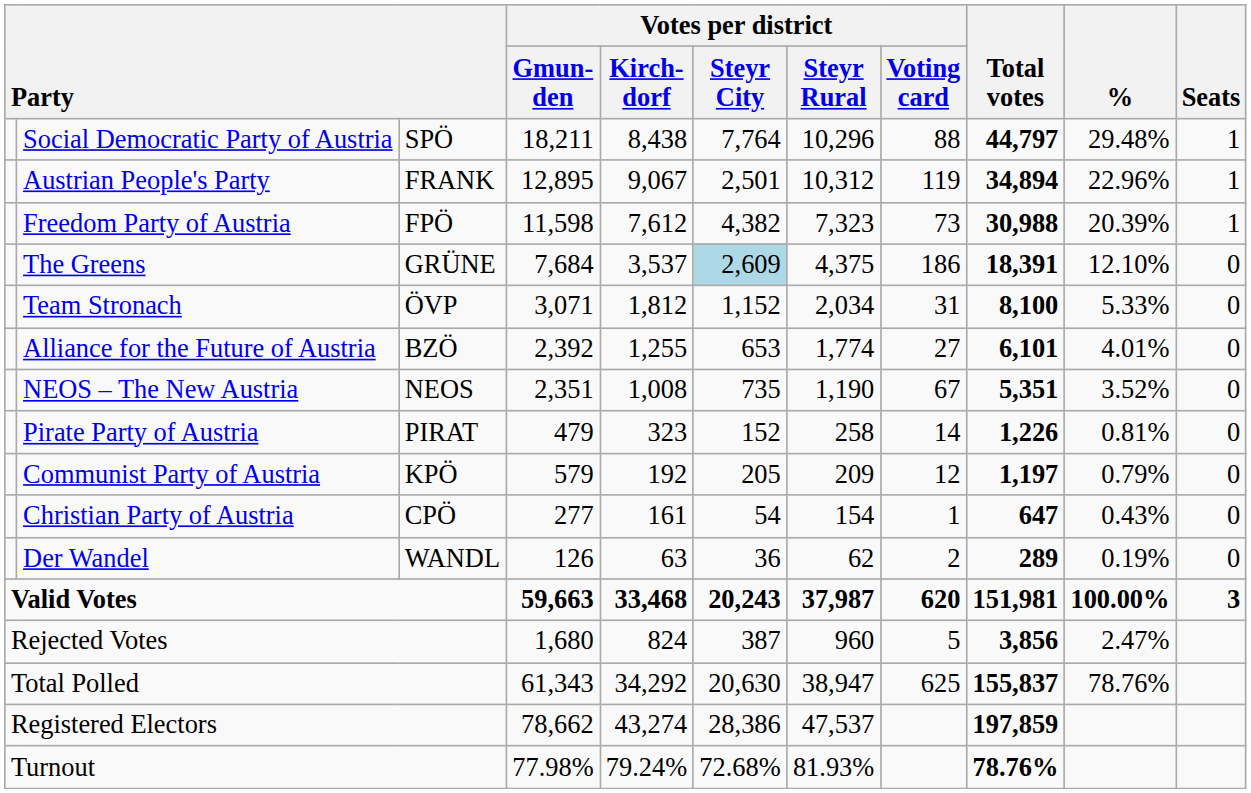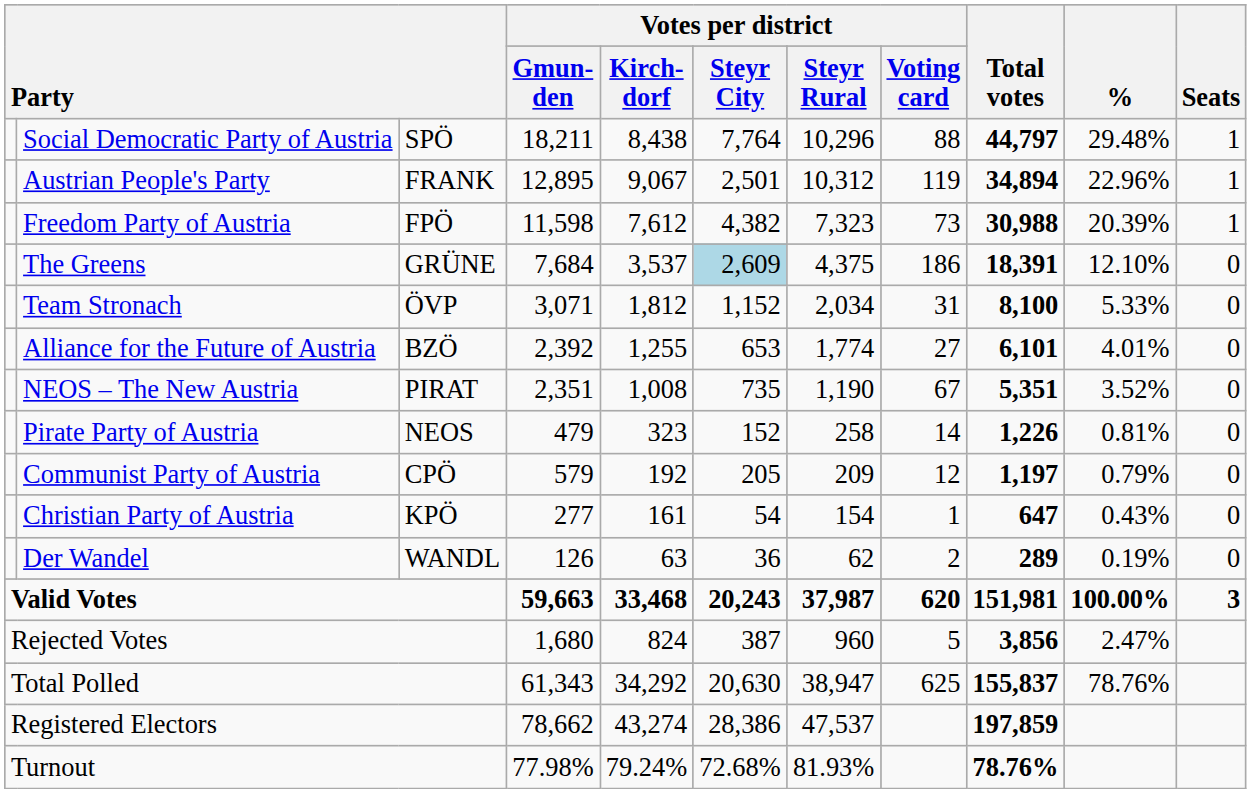(439, 390) NEOS -> (441, 390) PIRAT
(441, 431) PIRAT -> (439, 431) NEOS
(431, 473) KPÖ -> (430, 473) CPÖ
(430, 515) CPÖ -> (431, 515) KPÖ
